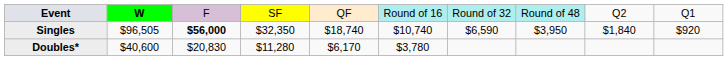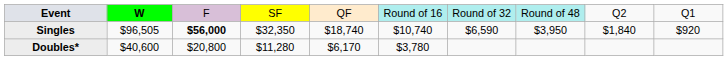(206, 47) $20,830 -> (206, 47) $20,800
